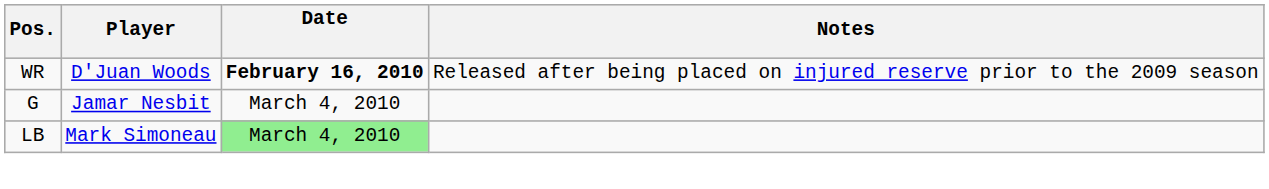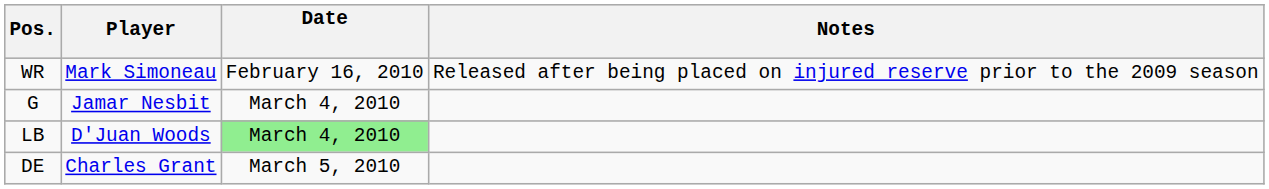(141, 74) D'Juan Woods -> (141, 74) Mark Simoneau
(325, 74) bold -> (325, 74) normal
(141, 137) Mark Simoneau -> (141, 137) D'Juan Woods
+ row: (33, 168)
